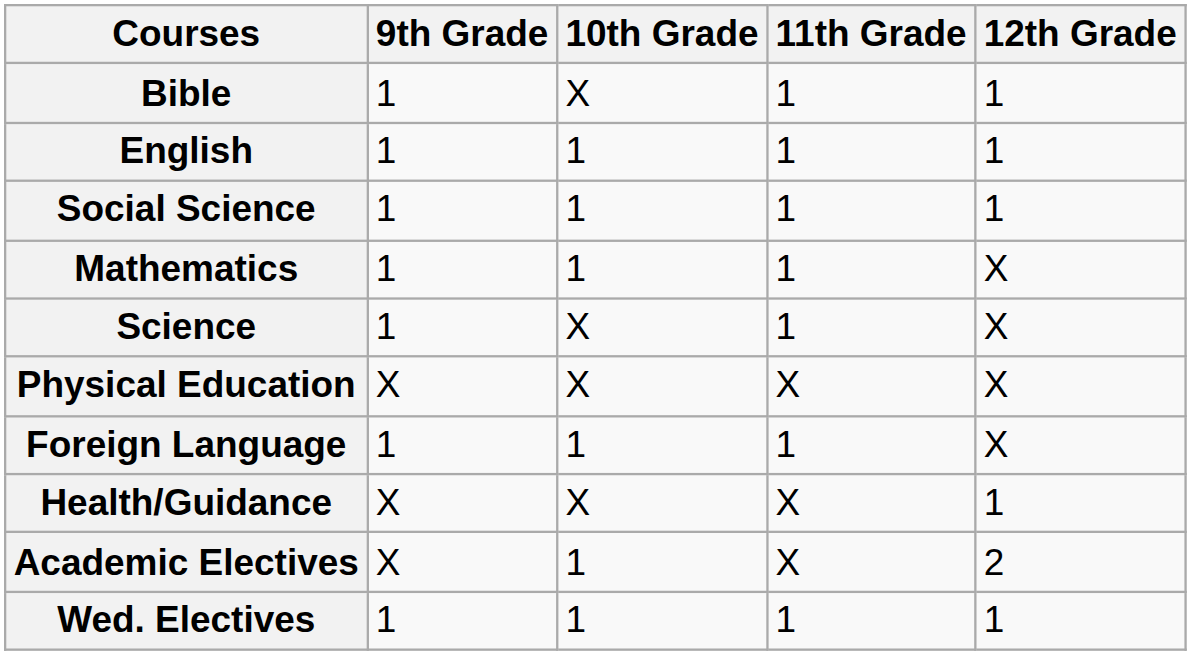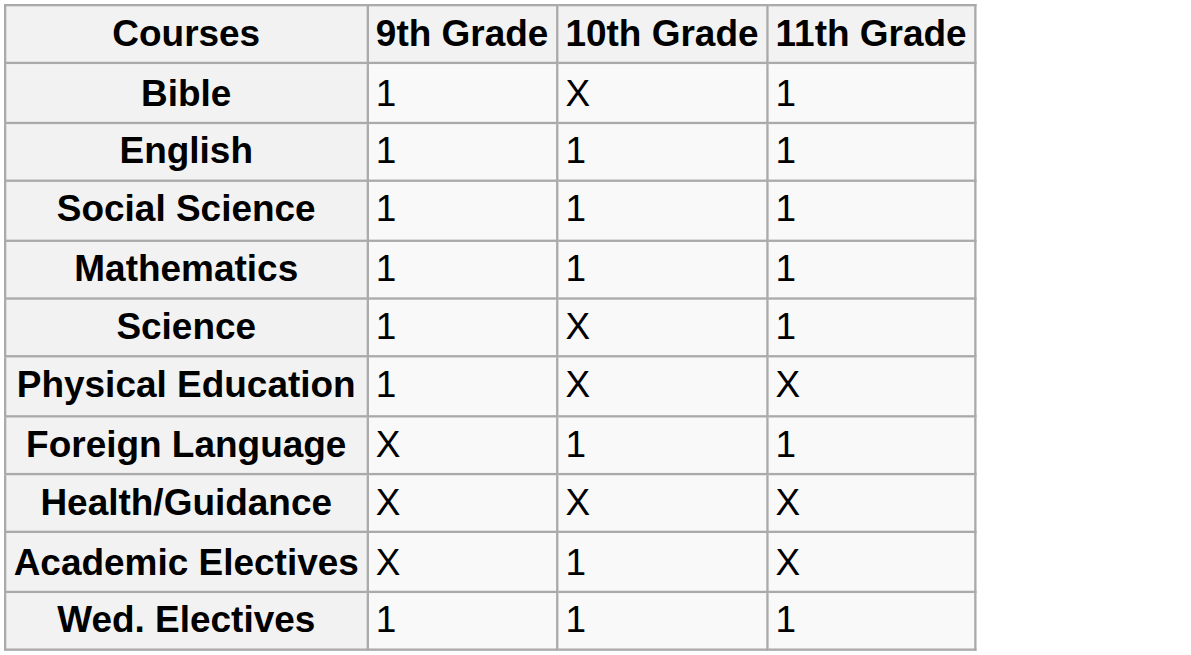- column: (1080, 33)
(388, 385) X -> (386, 385) 1
(386, 444) 1 -> (388, 444) X
